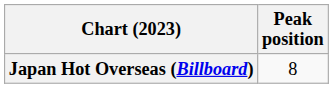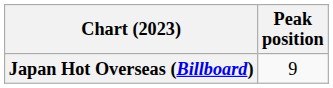(293, 68) 8 -> (293, 68) 9
